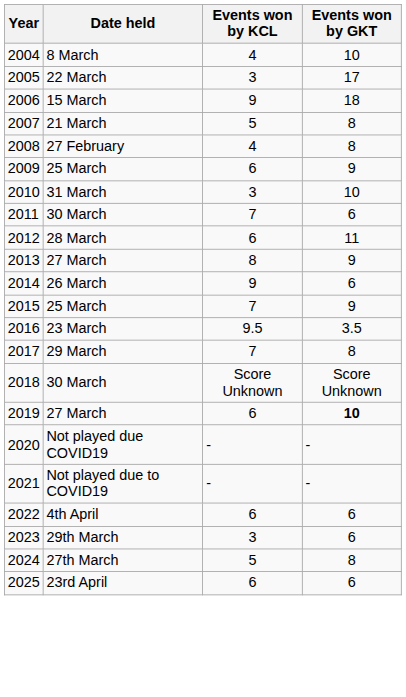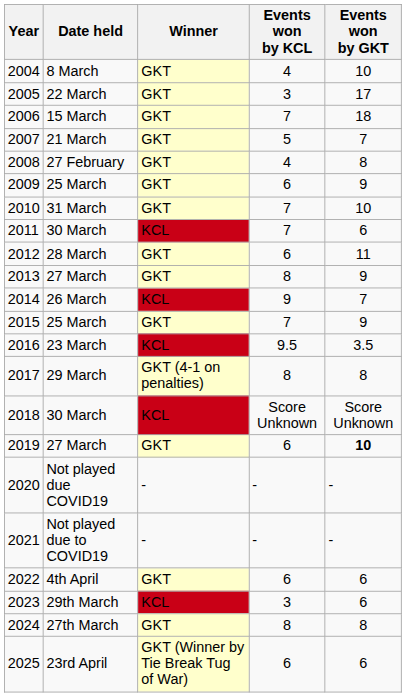+ column: (194, 32)
(252, 100) 9 -> (287, 116) 7
(352, 123) 8 -> (363, 139) 7
(252, 191) 3 -> (287, 208) 7
(352, 283) 6 -> (363, 299) 7
(252, 351) 7 -> (287, 376) 8
(252, 560) 5 -> (287, 625) 8
